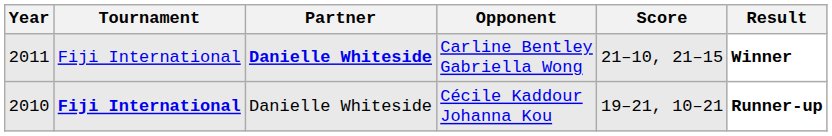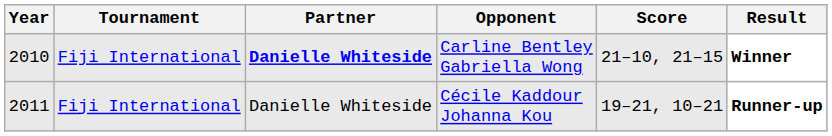(29, 57) 2011 -> (29, 57) 2010
(29, 106) 2010 -> (29, 106) 2011
(149, 106) bold -> (149, 106) normal
